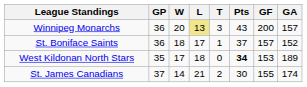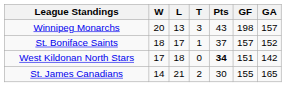- column: (159, 12)
(199, 27) khaki background -> (179, 27) no background
(266, 27) 200 -> (245, 27) 198
(266, 58) 153 -> (245, 58) 151
(290, 58) 189 -> (269, 58) 142
(290, 74) 174 -> (269, 74) 165
